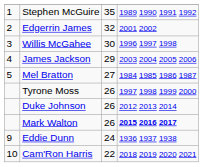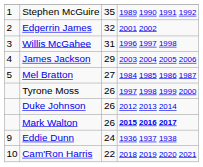(109, 43) 30 -> (109, 43) 31
